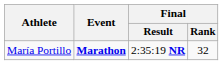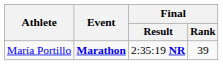(203, 50) 32 -> (203, 50) 39
